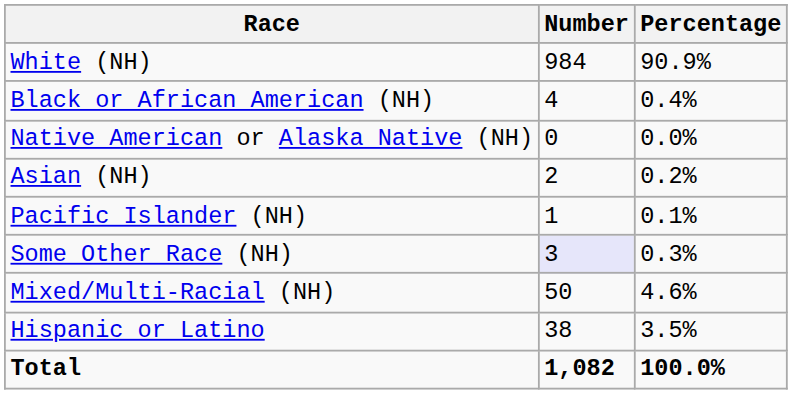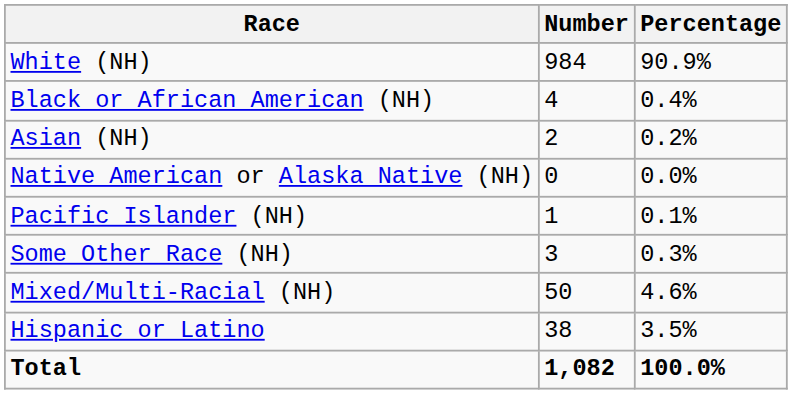rows swapped: (272, 139) <-> (81, 177)
(551, 254) lavender background -> (551, 254) no background
